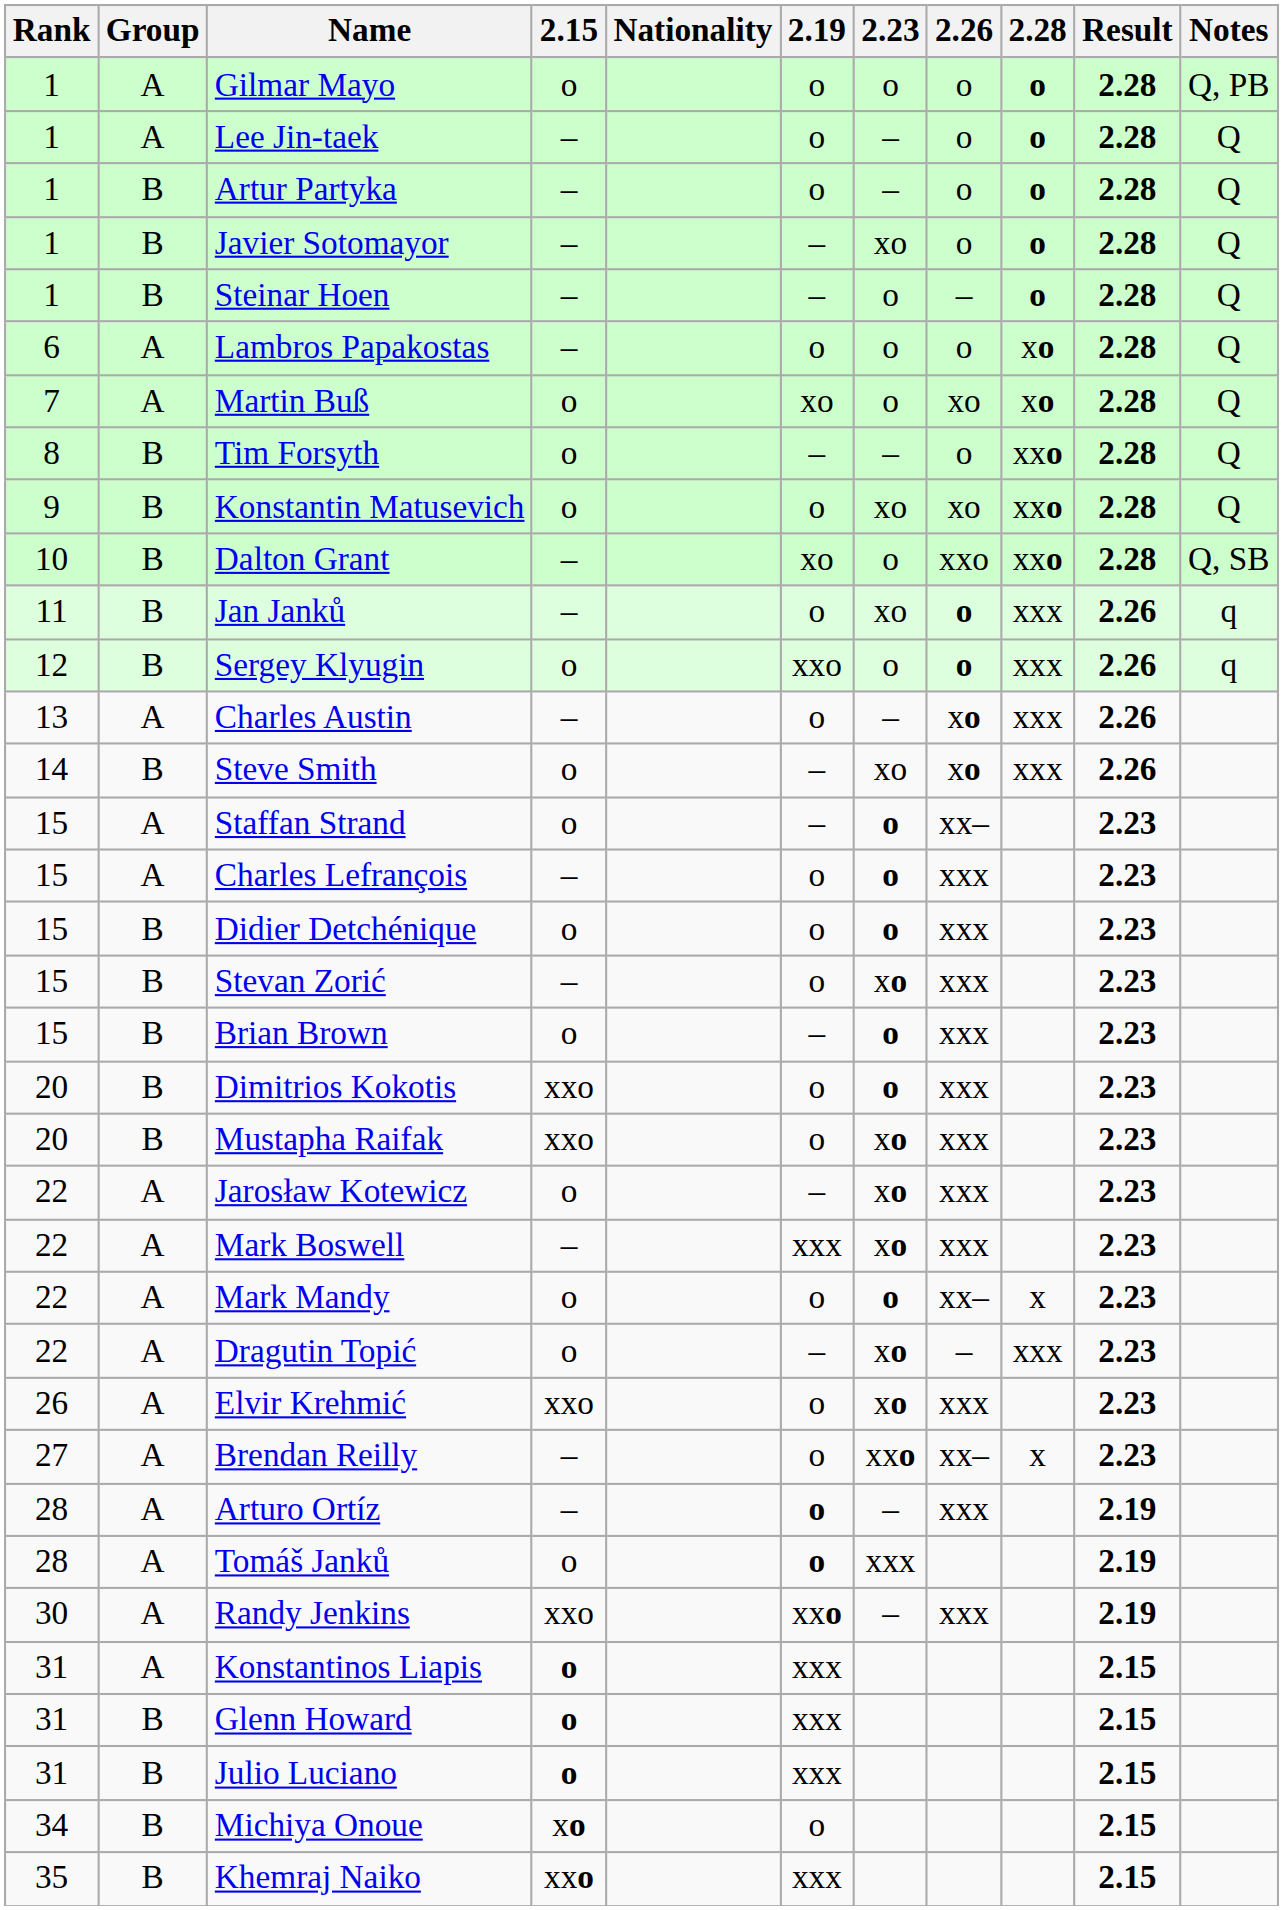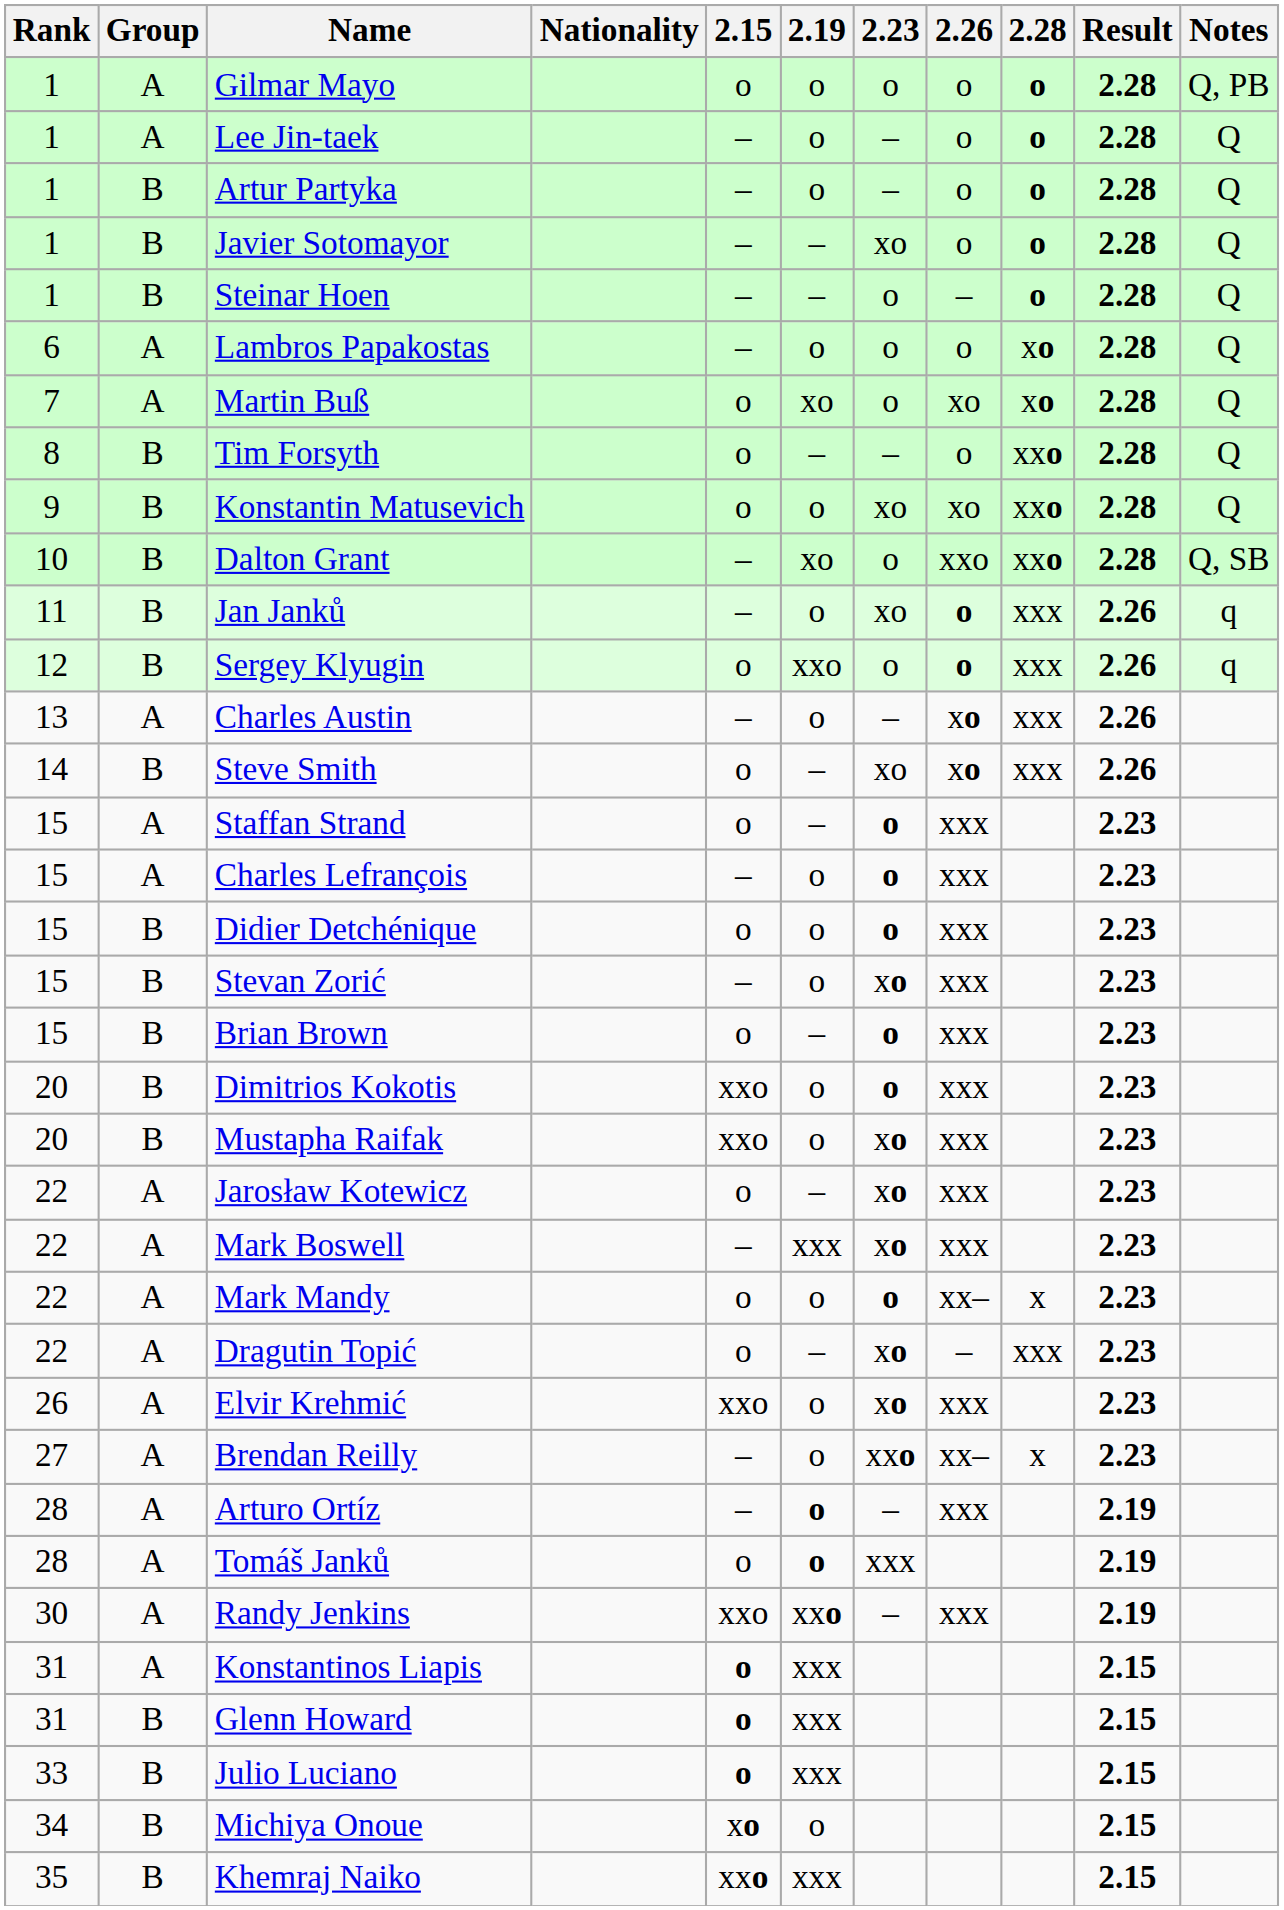columns swapped: (693, 30) <-> (569, 30)
(964, 822) xx– -> (964, 822) xxx
(52, 1772) 31 -> (52, 1772) 33
